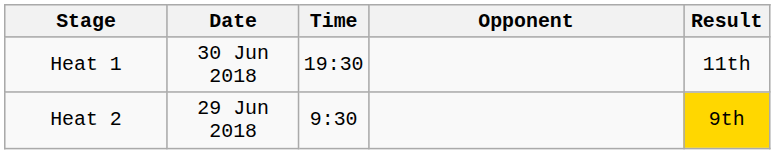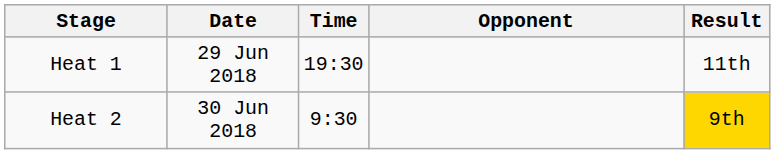(233, 65) 30 Jun 2018 -> (233, 65) 29 Jun 2018
(233, 120) 29 Jun 2018 -> (233, 120) 30 Jun 2018
